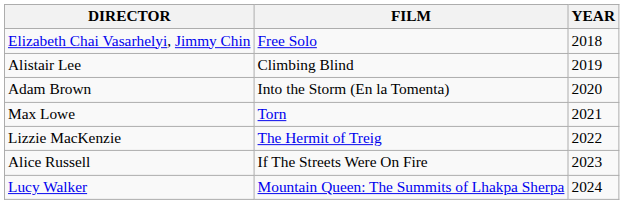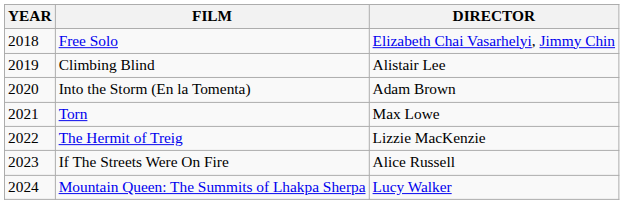columns swapped: (593, 16) <-> (129, 16)
